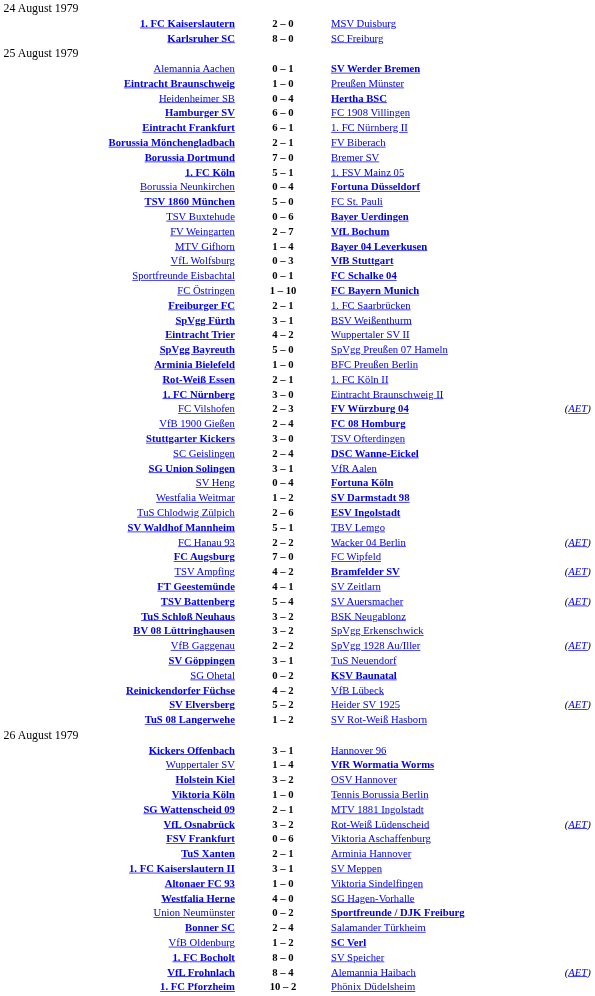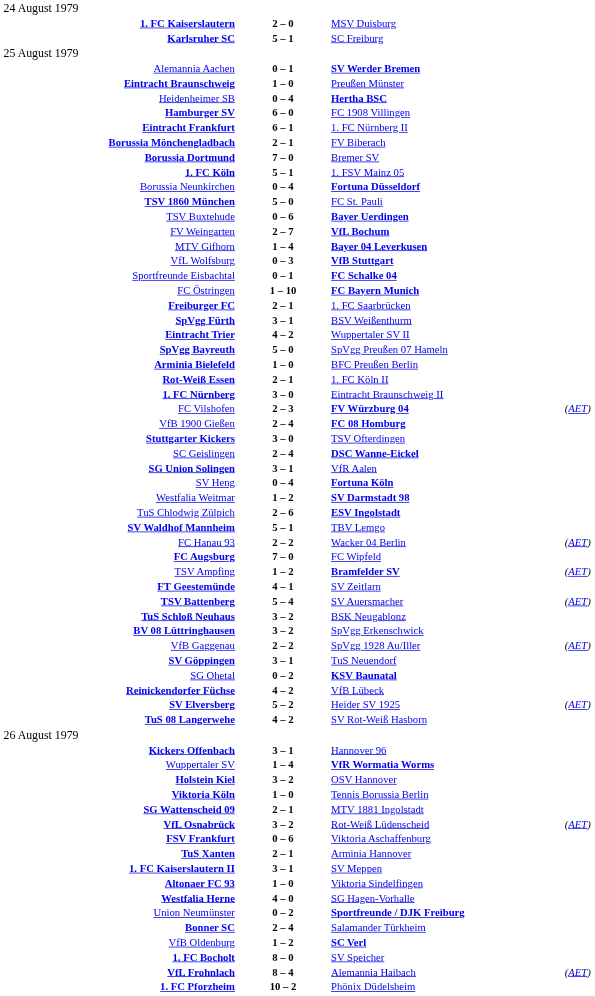(283, 38) 8 – 0 -> (283, 38) 5 – 1
(283, 572) 4 – 2 -> (283, 572) 1 – 2
(283, 720) 1 – 2 -> (283, 720) 4 – 2
